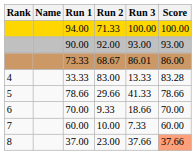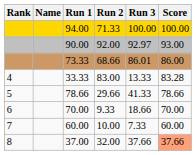(140, 45) 93.00 -> (140, 45) 92.97
(108, 61) 68.67 -> (108, 61) 68.66
(108, 142) 23.00 -> (108, 142) 32.00
